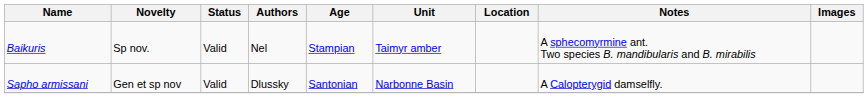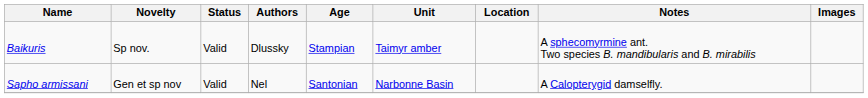(259, 48) Nel -> (270, 48) Dlussky
(270, 84) Dlussky -> (259, 84) Nel
